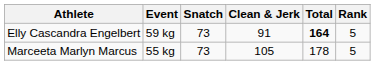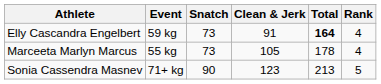(353, 33) 5 -> (358, 33) 4
(353, 51) 5 -> (358, 51) 4
+ row: (75, 70)
